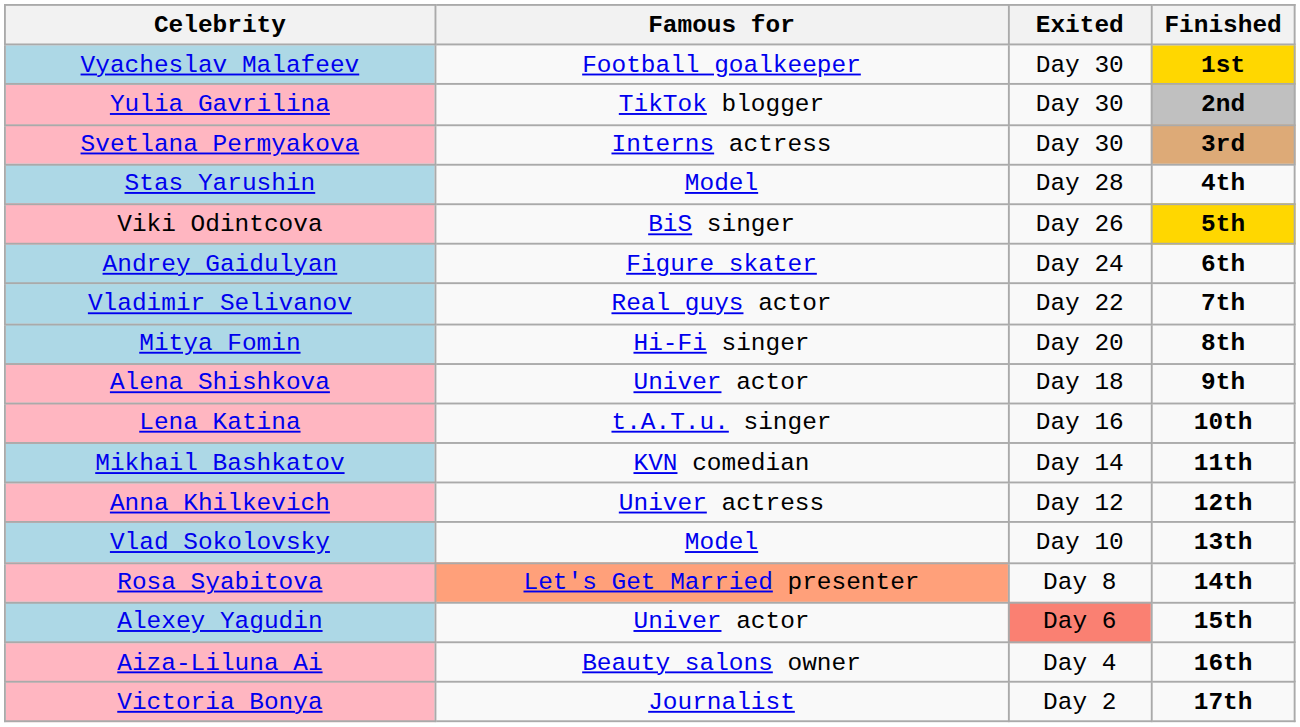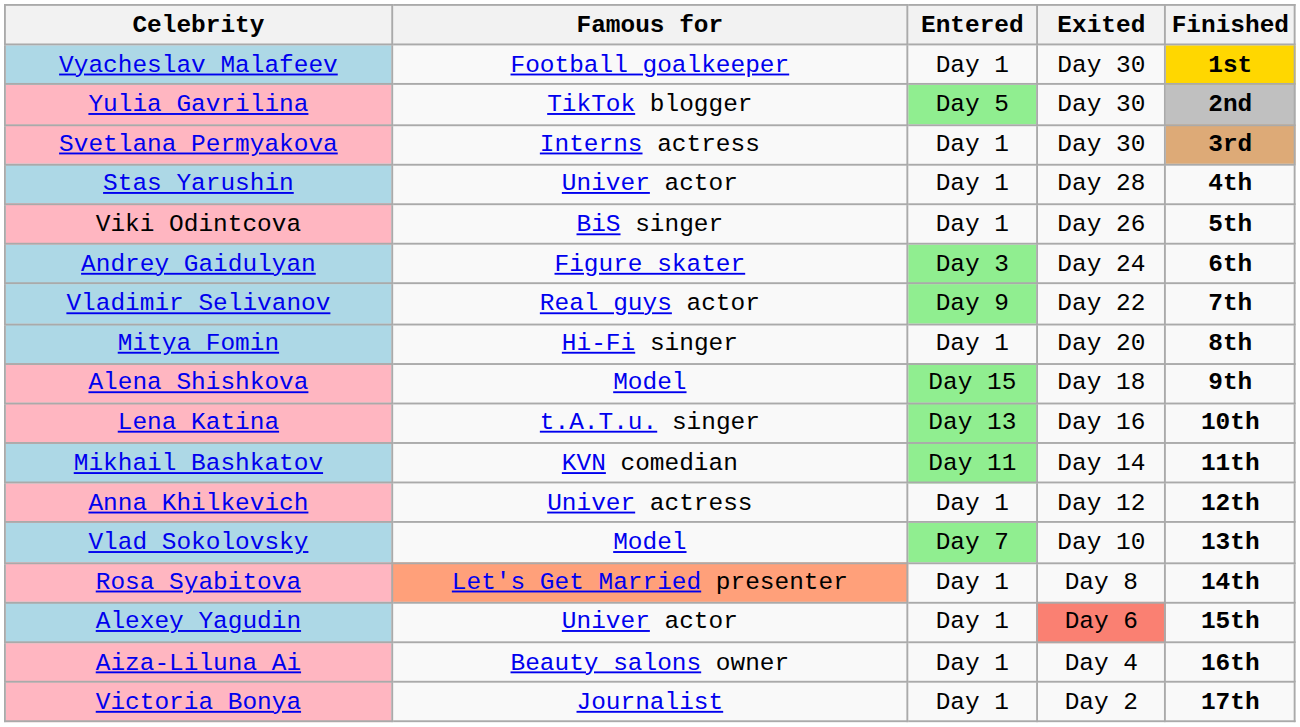+ column: (972, 25)
(721, 184) Model -> (650, 184) Univer actor
(1223, 224) gold background -> (1230, 224) no background
(721, 383) Univer actor -> (650, 383) Model
